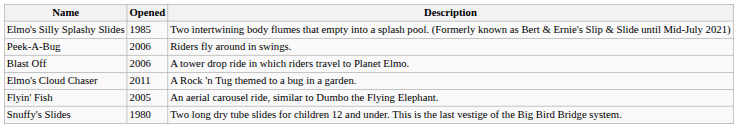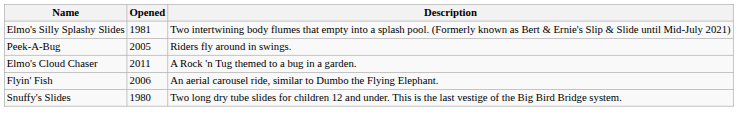(140, 30) 1985 -> (140, 30) 1981
(140, 47) 2006 -> (140, 47) 2005
- row: (27, 64)
(140, 98) 2005 -> (140, 81) 2006
